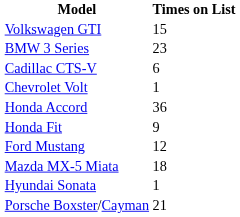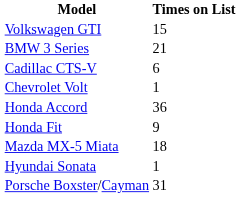(160, 48) 23 -> (160, 48) 21
- row: (45, 146)
(160, 205) 21 -> (160, 185) 31
